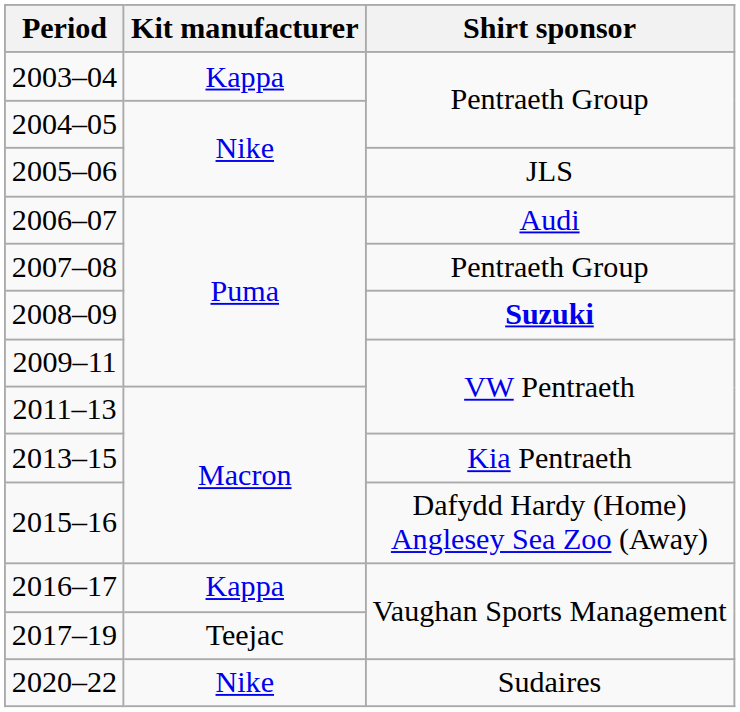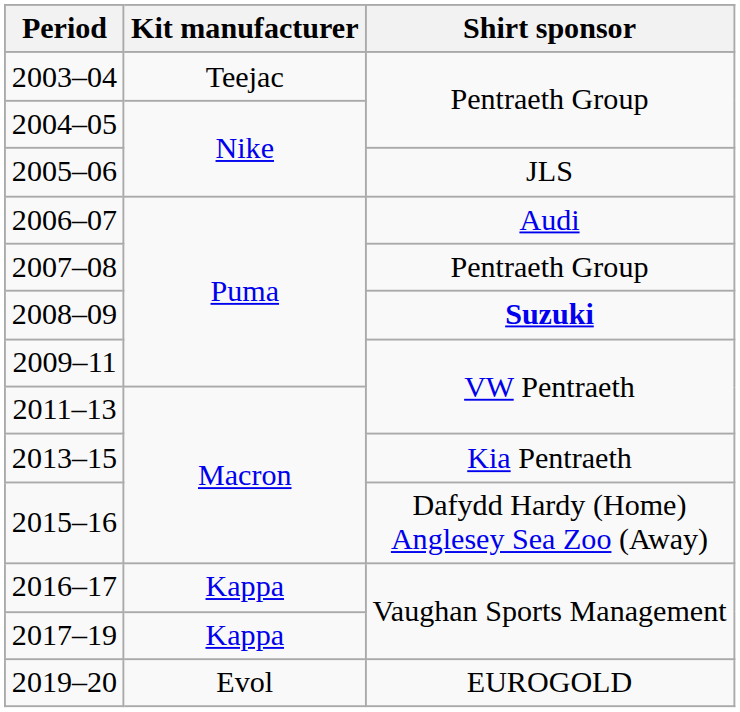(245, 76) Kappa -> (245, 76) Teejac
(245, 634) Teejac -> (245, 634) Kappa
+ row: (65, 682)
- row: (65, 682)
